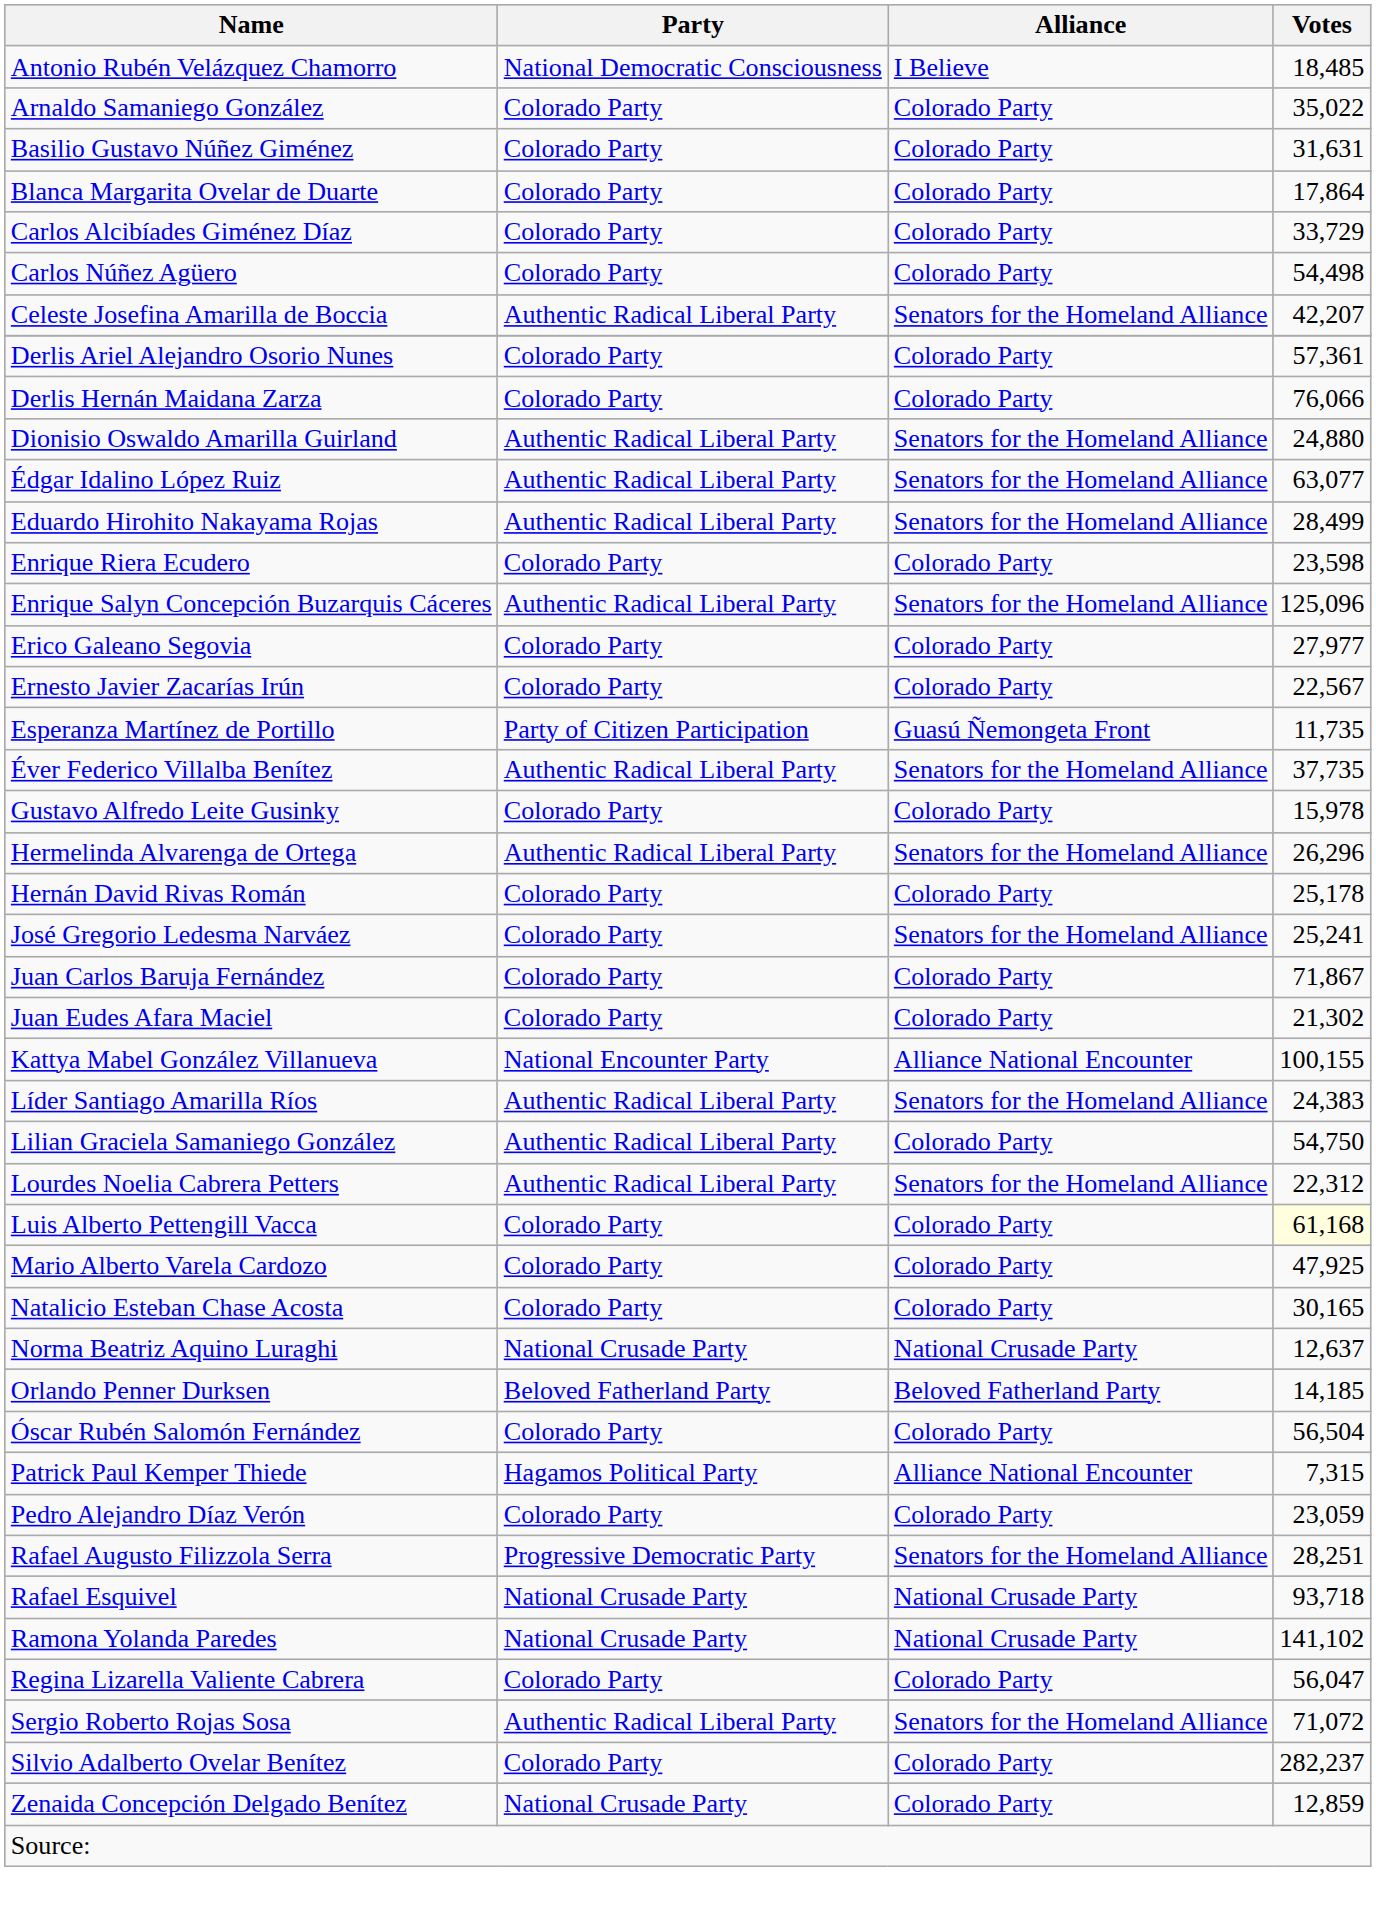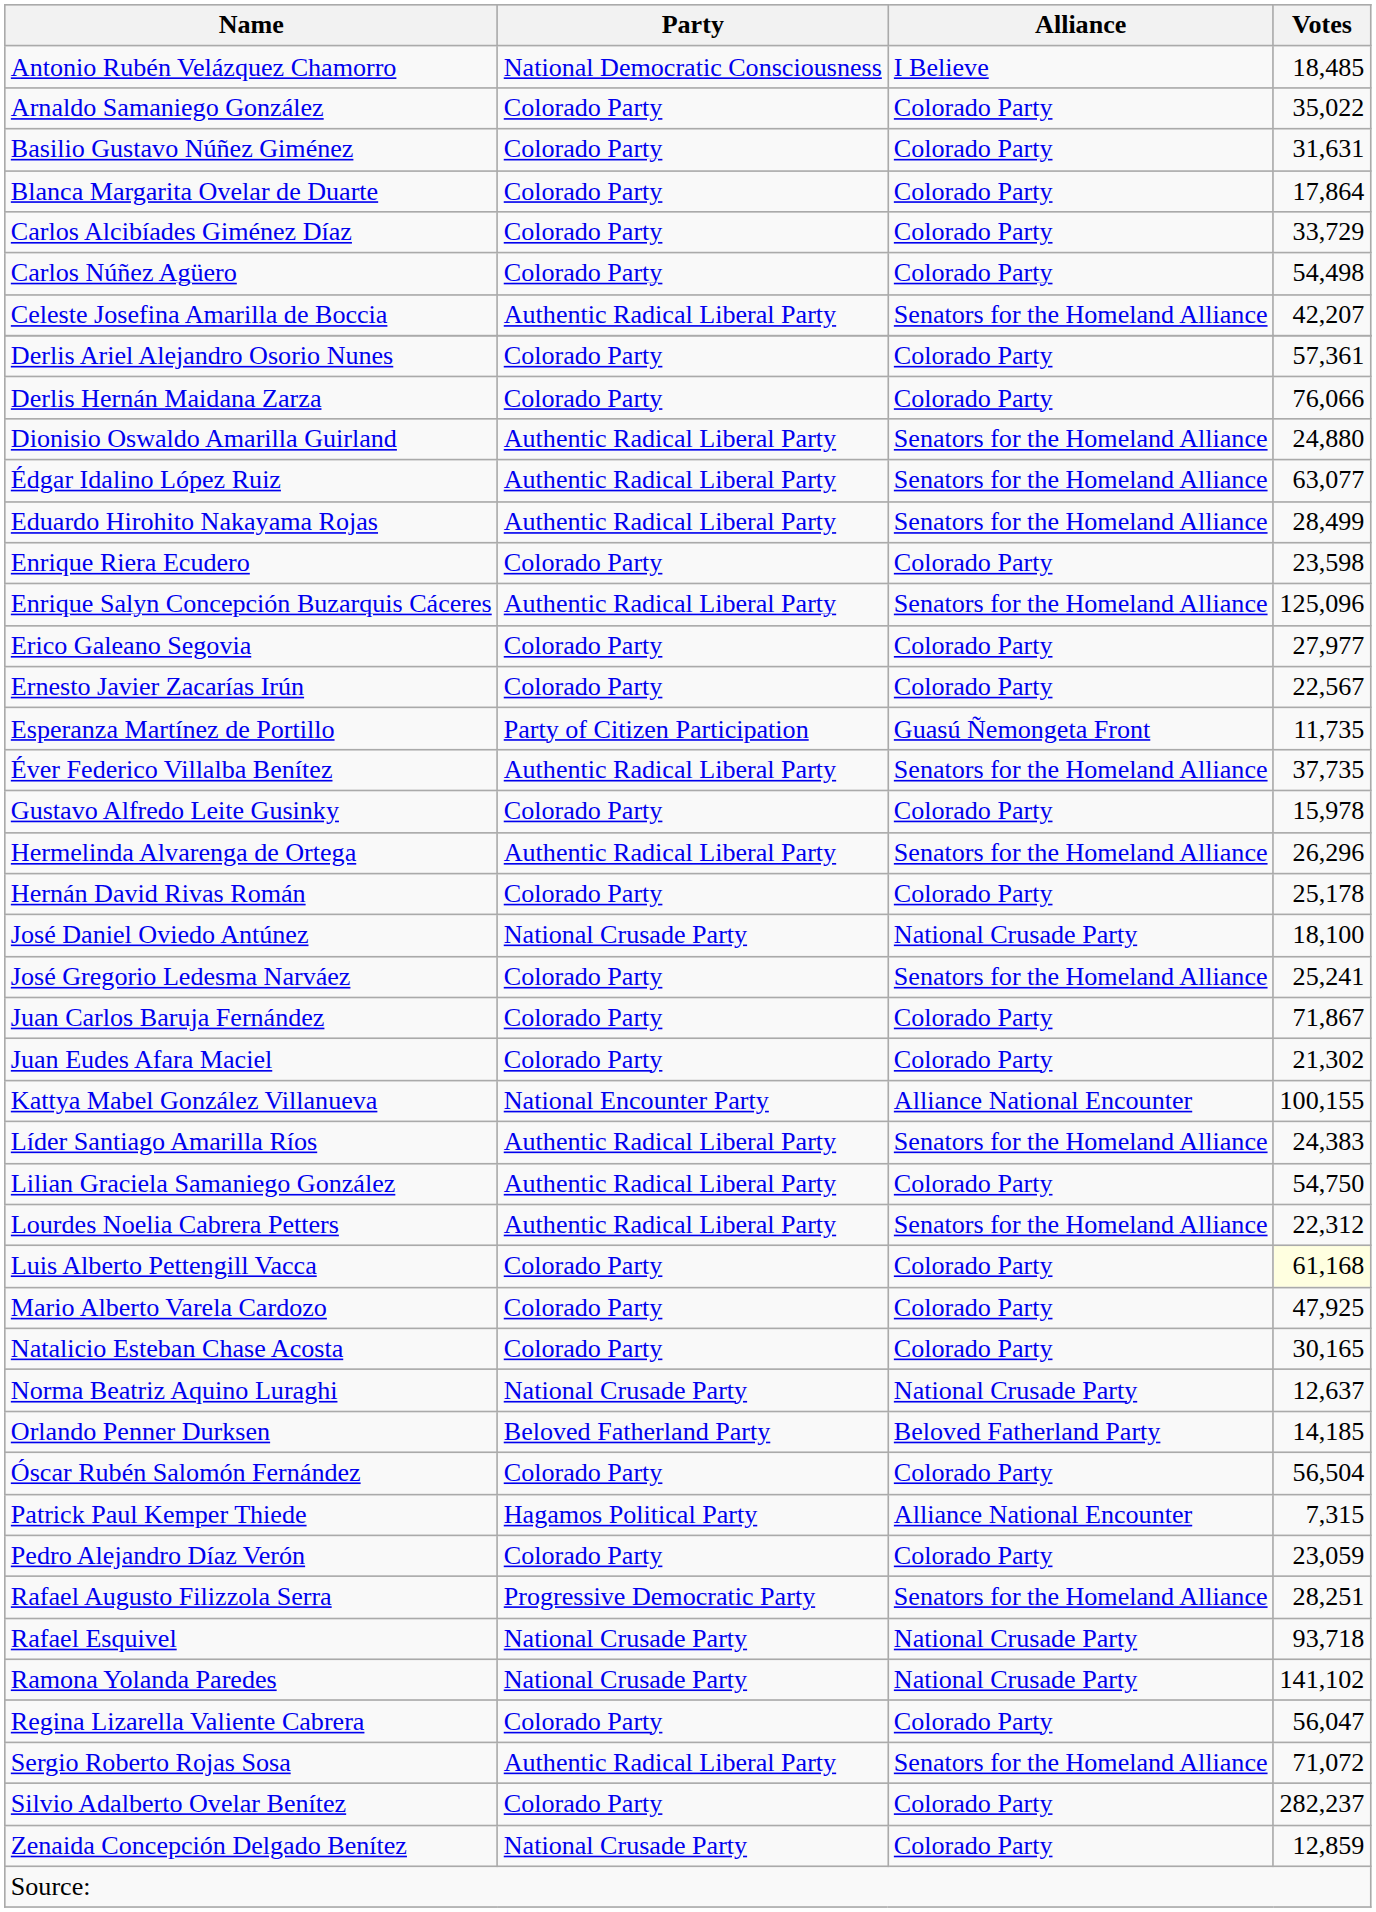+ row: (160, 935)
